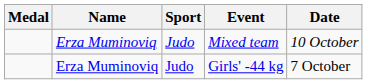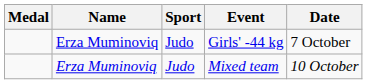rows swapped: (246, 66) <-> (243, 41)
